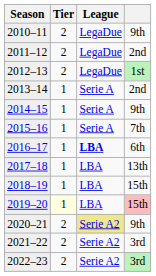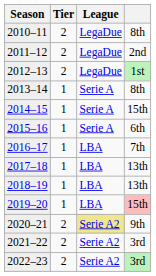(138, 32) 9th -> (138, 32) 8th
(138, 89) 2nd -> (138, 89) 8th
(138, 108) 9th -> (138, 108) 15th
(138, 128) 7th -> (138, 128) 6th
(91, 147) bold -> (91, 147) normal
(138, 147) 6th -> (138, 147) 7th
(138, 185) 15th -> (138, 185) 13th
(64, 204) lightyellow background -> (64, 204) no background
